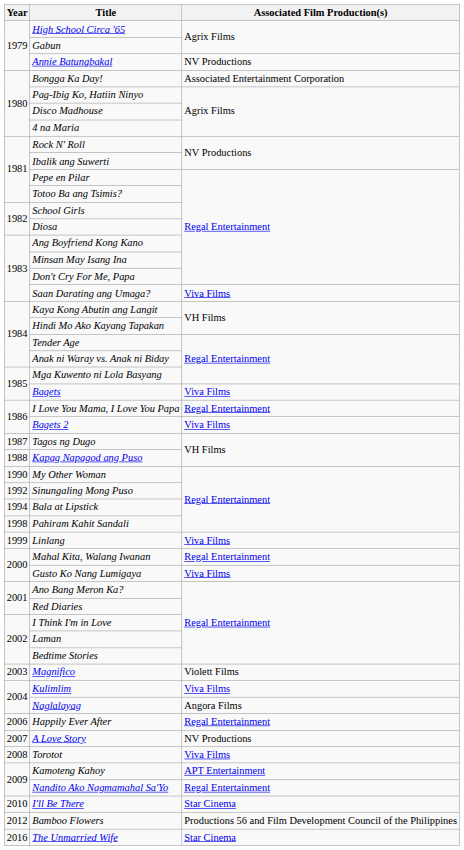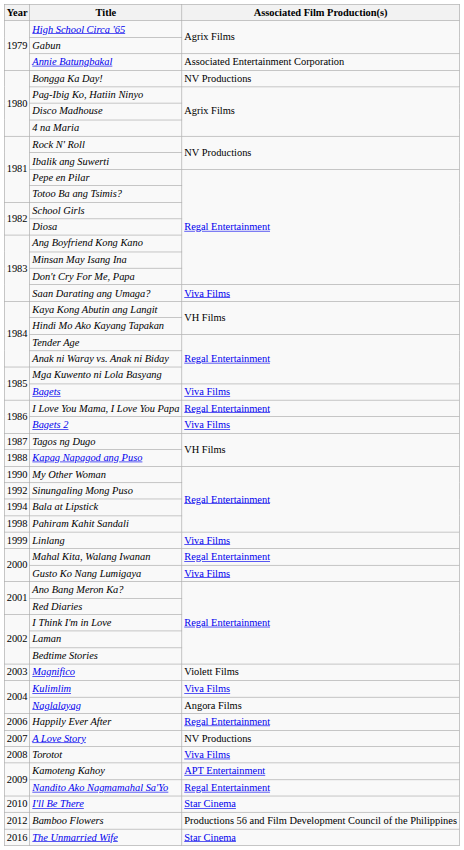(218, 62) NV Productions -> (264, 62) Associated Entertainment Corporation
(264, 78) Associated Entertainment Corporation -> (218, 78) NV Productions
